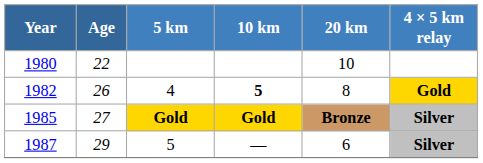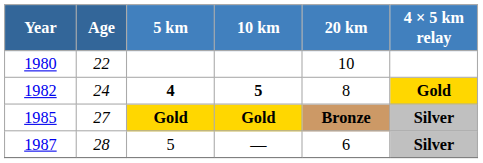(101, 90) 26 -> (101, 90) 24
(171, 90) normal -> (171, 90) bold
(101, 144) 29 -> (101, 144) 28
